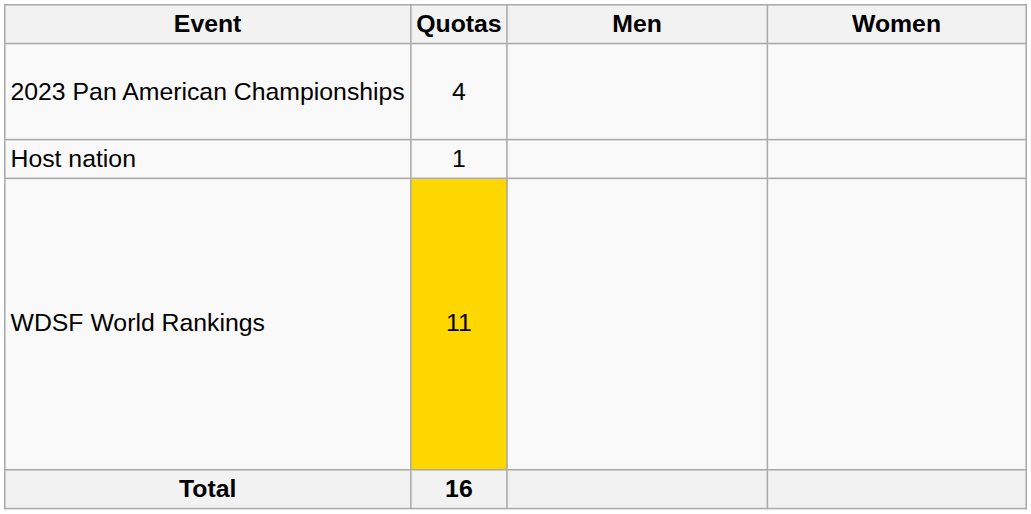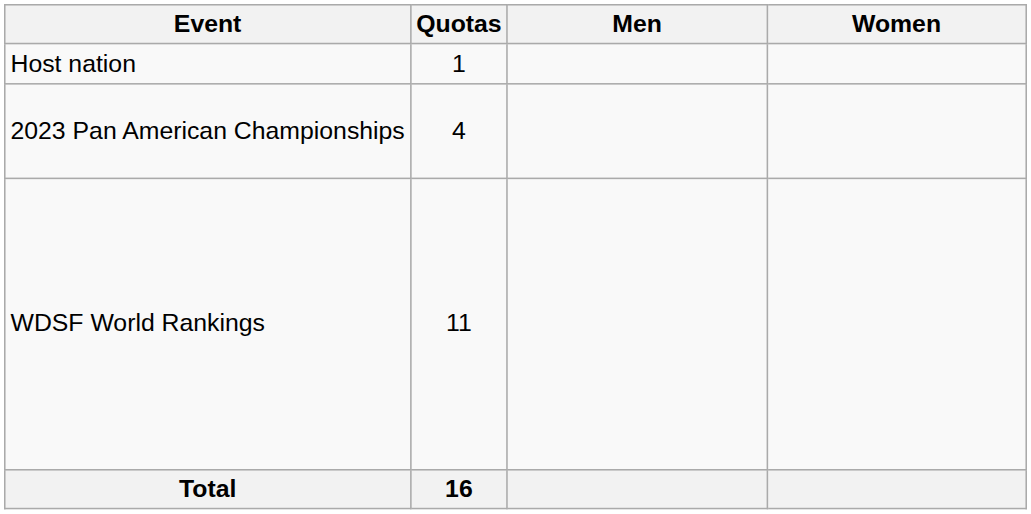rows swapped: (73, 158) <-> (208, 91)
(459, 323) gold background -> (459, 323) no background
